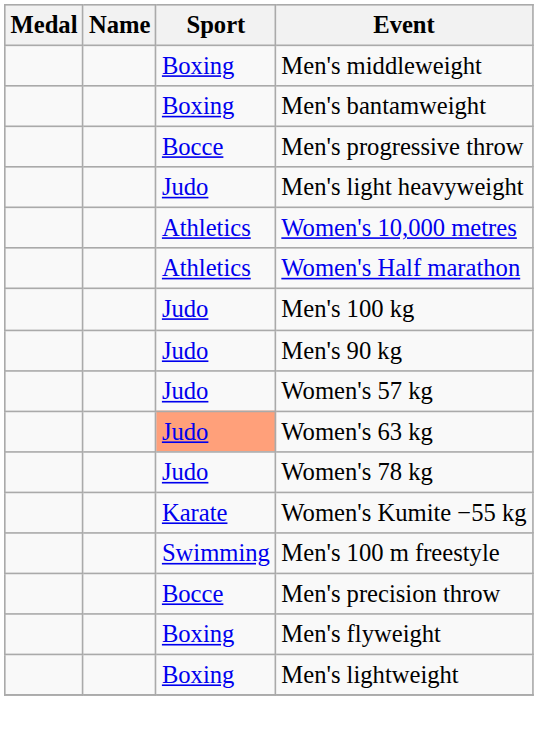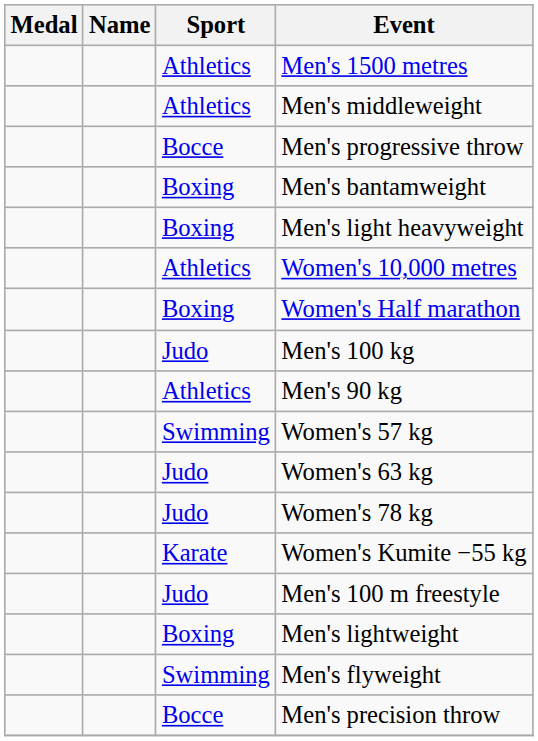+ row: (374, 65)
(198, 65) Boxing -> (206, 106) Athletics
rows swapped: (402, 146) <-> (384, 106)
(185, 187) Judo -> (198, 227) Boxing
(206, 268) Athletics -> (198, 309) Boxing
(185, 349) Judo -> (206, 390) Athletics
(185, 390) Judo -> (216, 431) Swimming
(185, 431) lightsalmon background -> (185, 471) no background
(216, 552) Swimming -> (185, 593) Judo
rows swapped: (391, 593) <-> (370, 674)
(198, 634) Boxing -> (216, 674) Swimming
